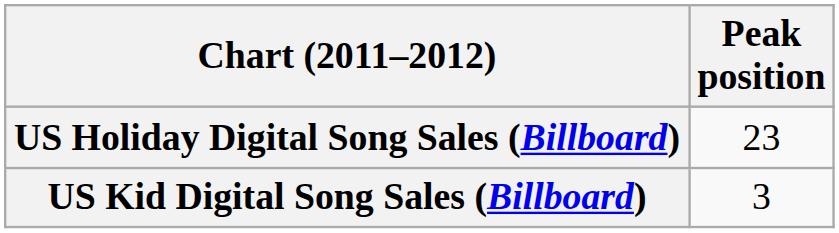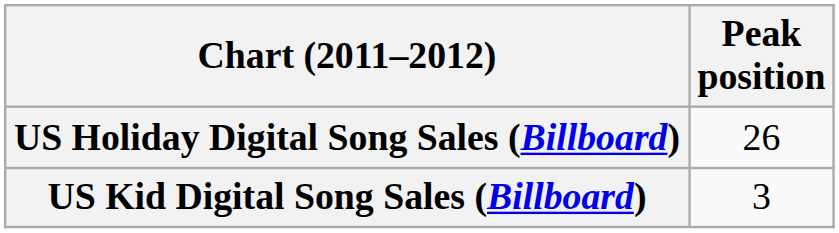(761, 136) 23 -> (761, 136) 26
